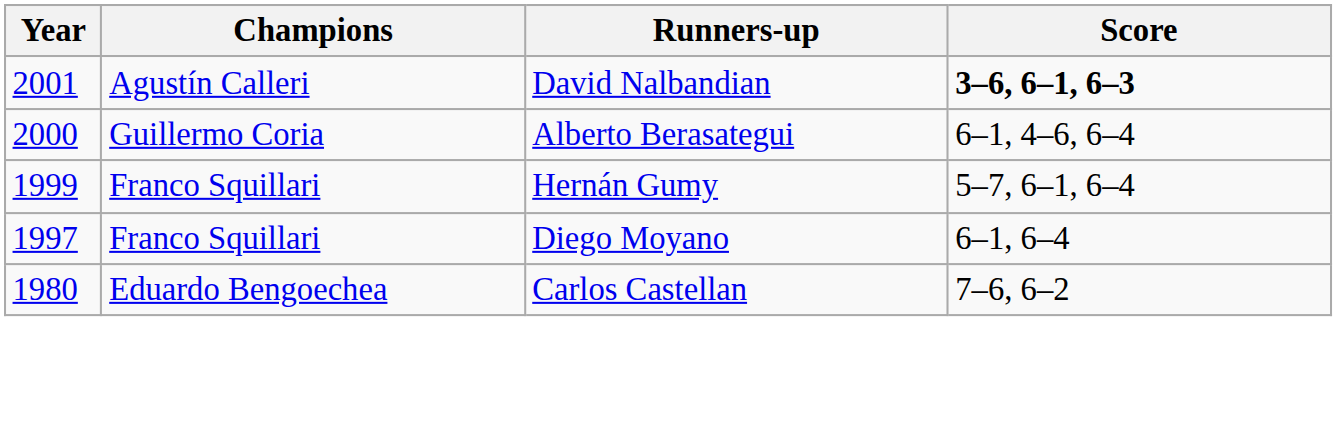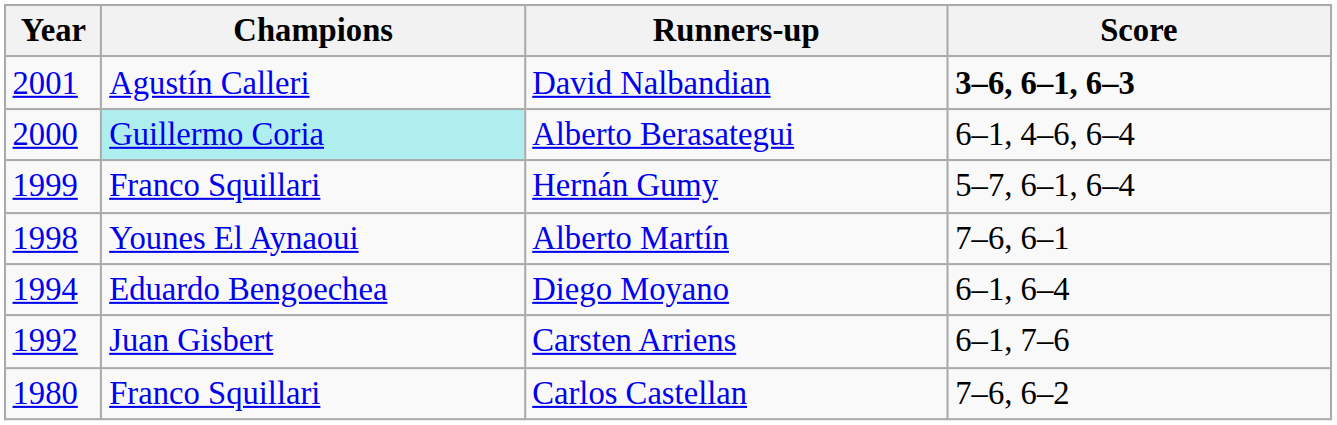(217, 133) no background -> (217, 133) paleturquoise background
+ row: (631, 237)
(45, 237) 1997 -> (45, 289) 1994
(215, 237) Franco Squillari -> (248, 289) Eduardo Bengoechea
+ row: (634, 340)
(248, 289) Eduardo Bengoechea -> (215, 392) Franco Squillari
